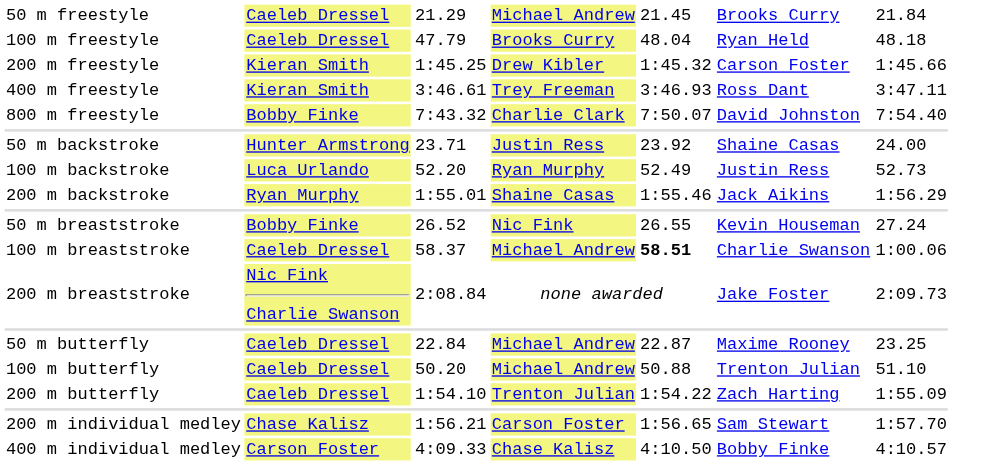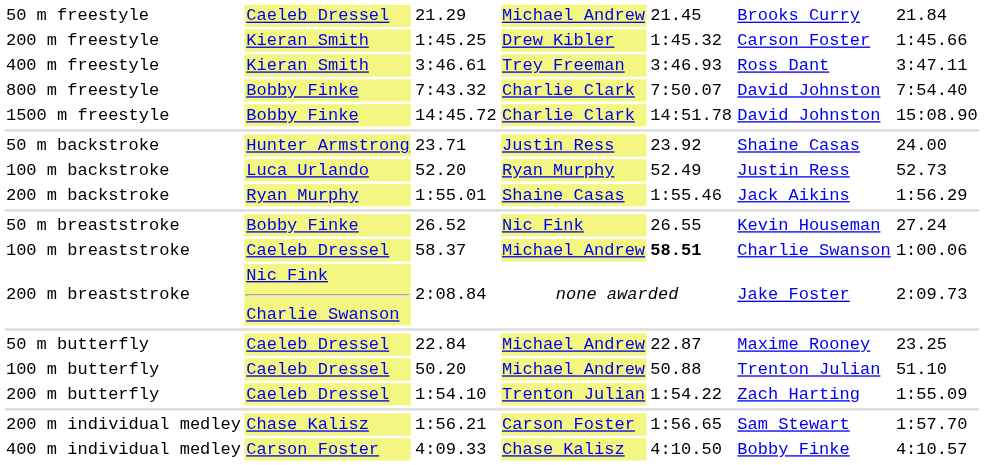- row: (83, 41)
+ row: (88, 115)
